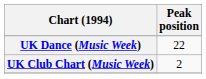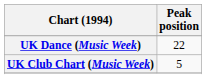(179, 63) 2 -> (179, 63) 5
